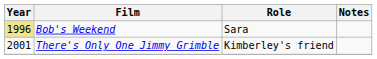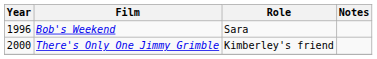(19, 29) khaki background -> (19, 29) no background
(19, 46) 2001 -> (19, 46) 2000
